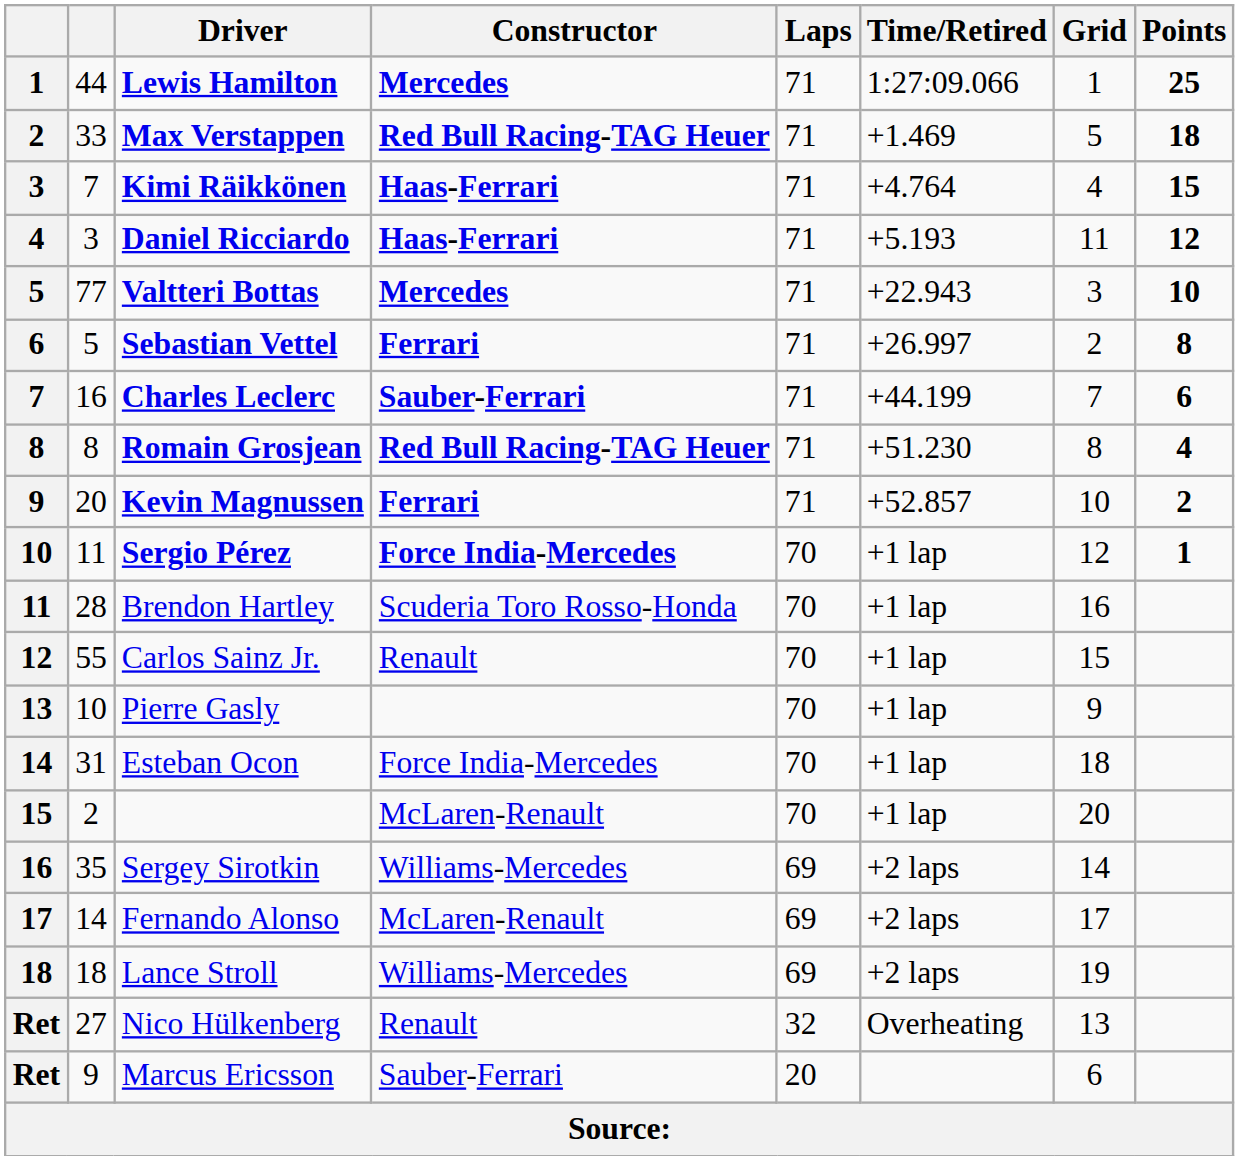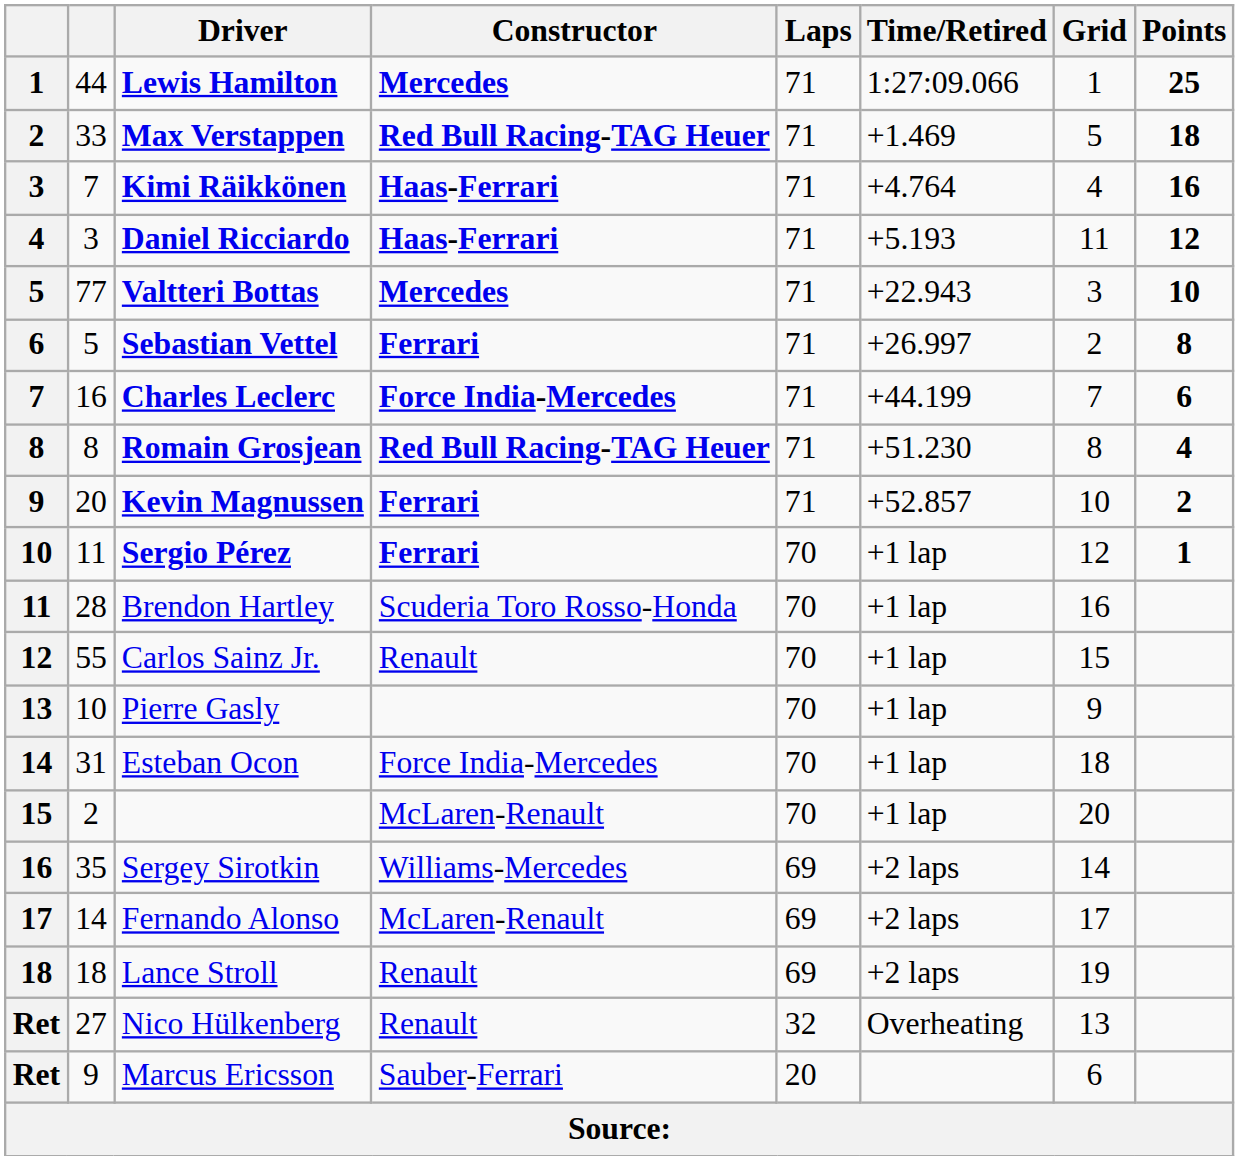(1184, 187) 15 -> (1184, 187) 16
(482, 396) Sauber-Ferrari -> (527, 396) Force India-Mercedes
(527, 553) Force India-Mercedes -> (429, 553) Ferrari
(503, 971) Williams-Mercedes -> (428, 971) Renault
